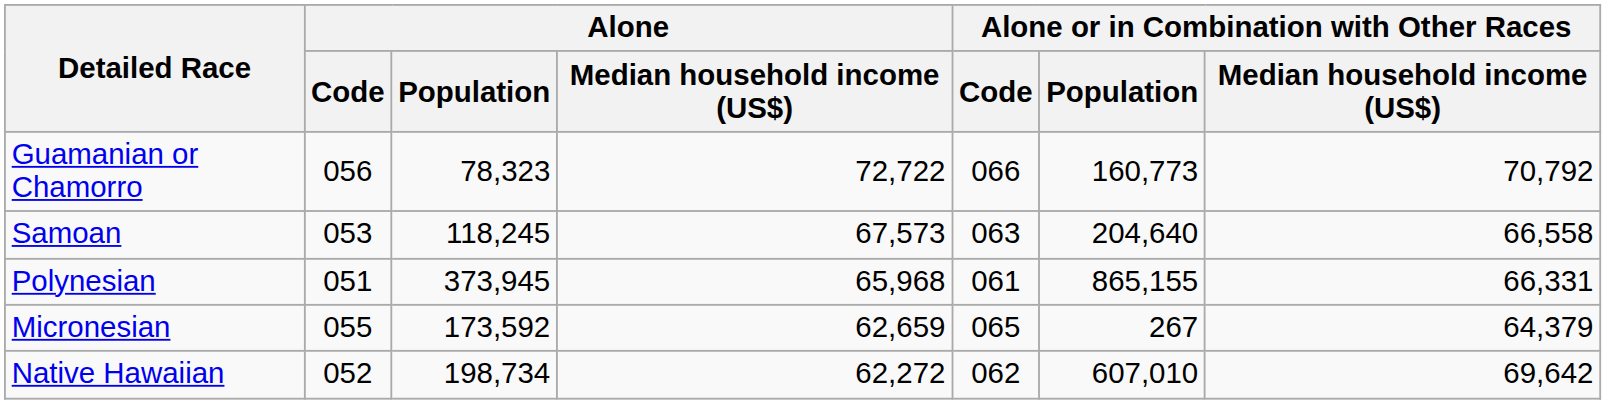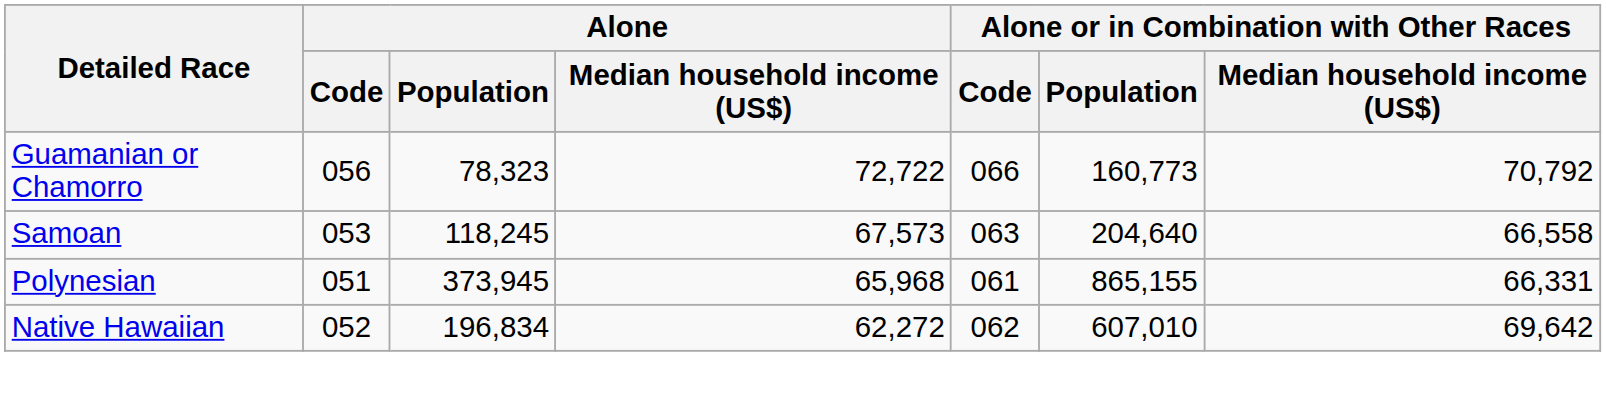- row: (91, 327)
(497, 374) 198,734 -> (496, 327) 196,834
